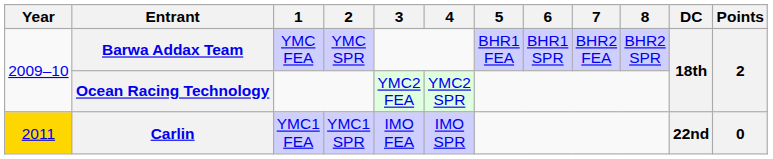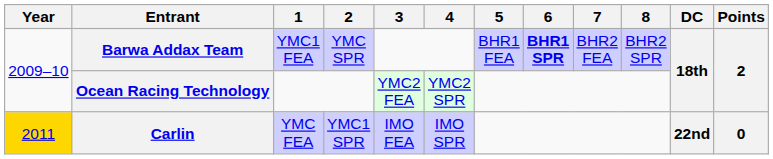(298, 49) YMC FEA -> (298, 49) YMC1 FEA
(548, 49) normal -> (548, 49) bold
(298, 132) YMC1 FEA -> (298, 132) YMC FEA
